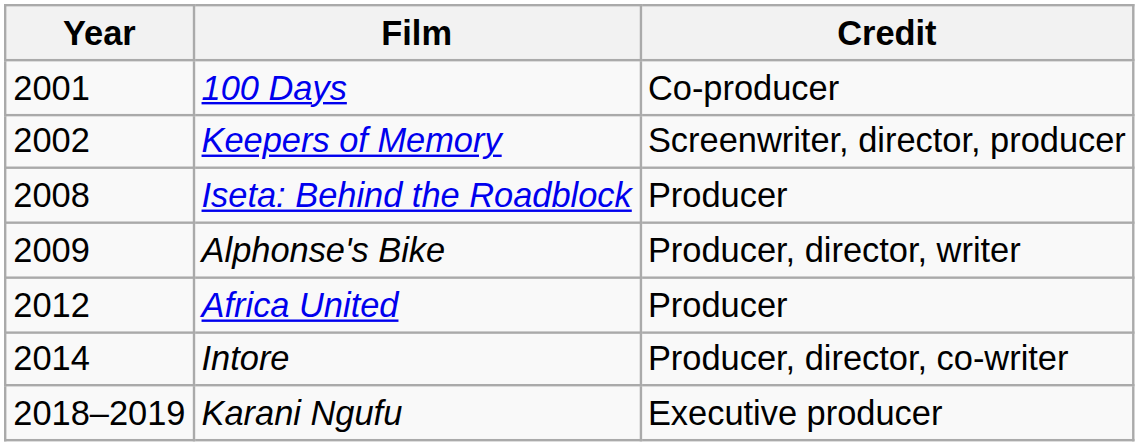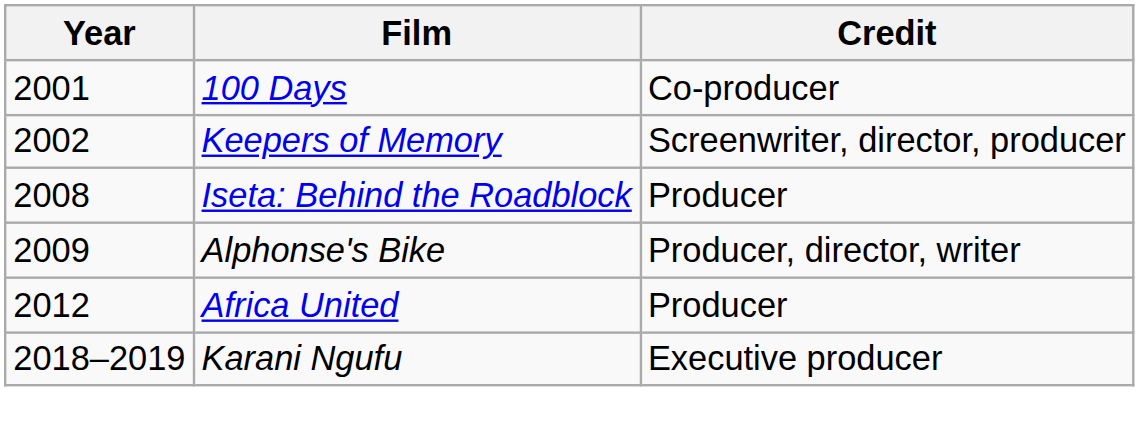- row: (246, 359)
